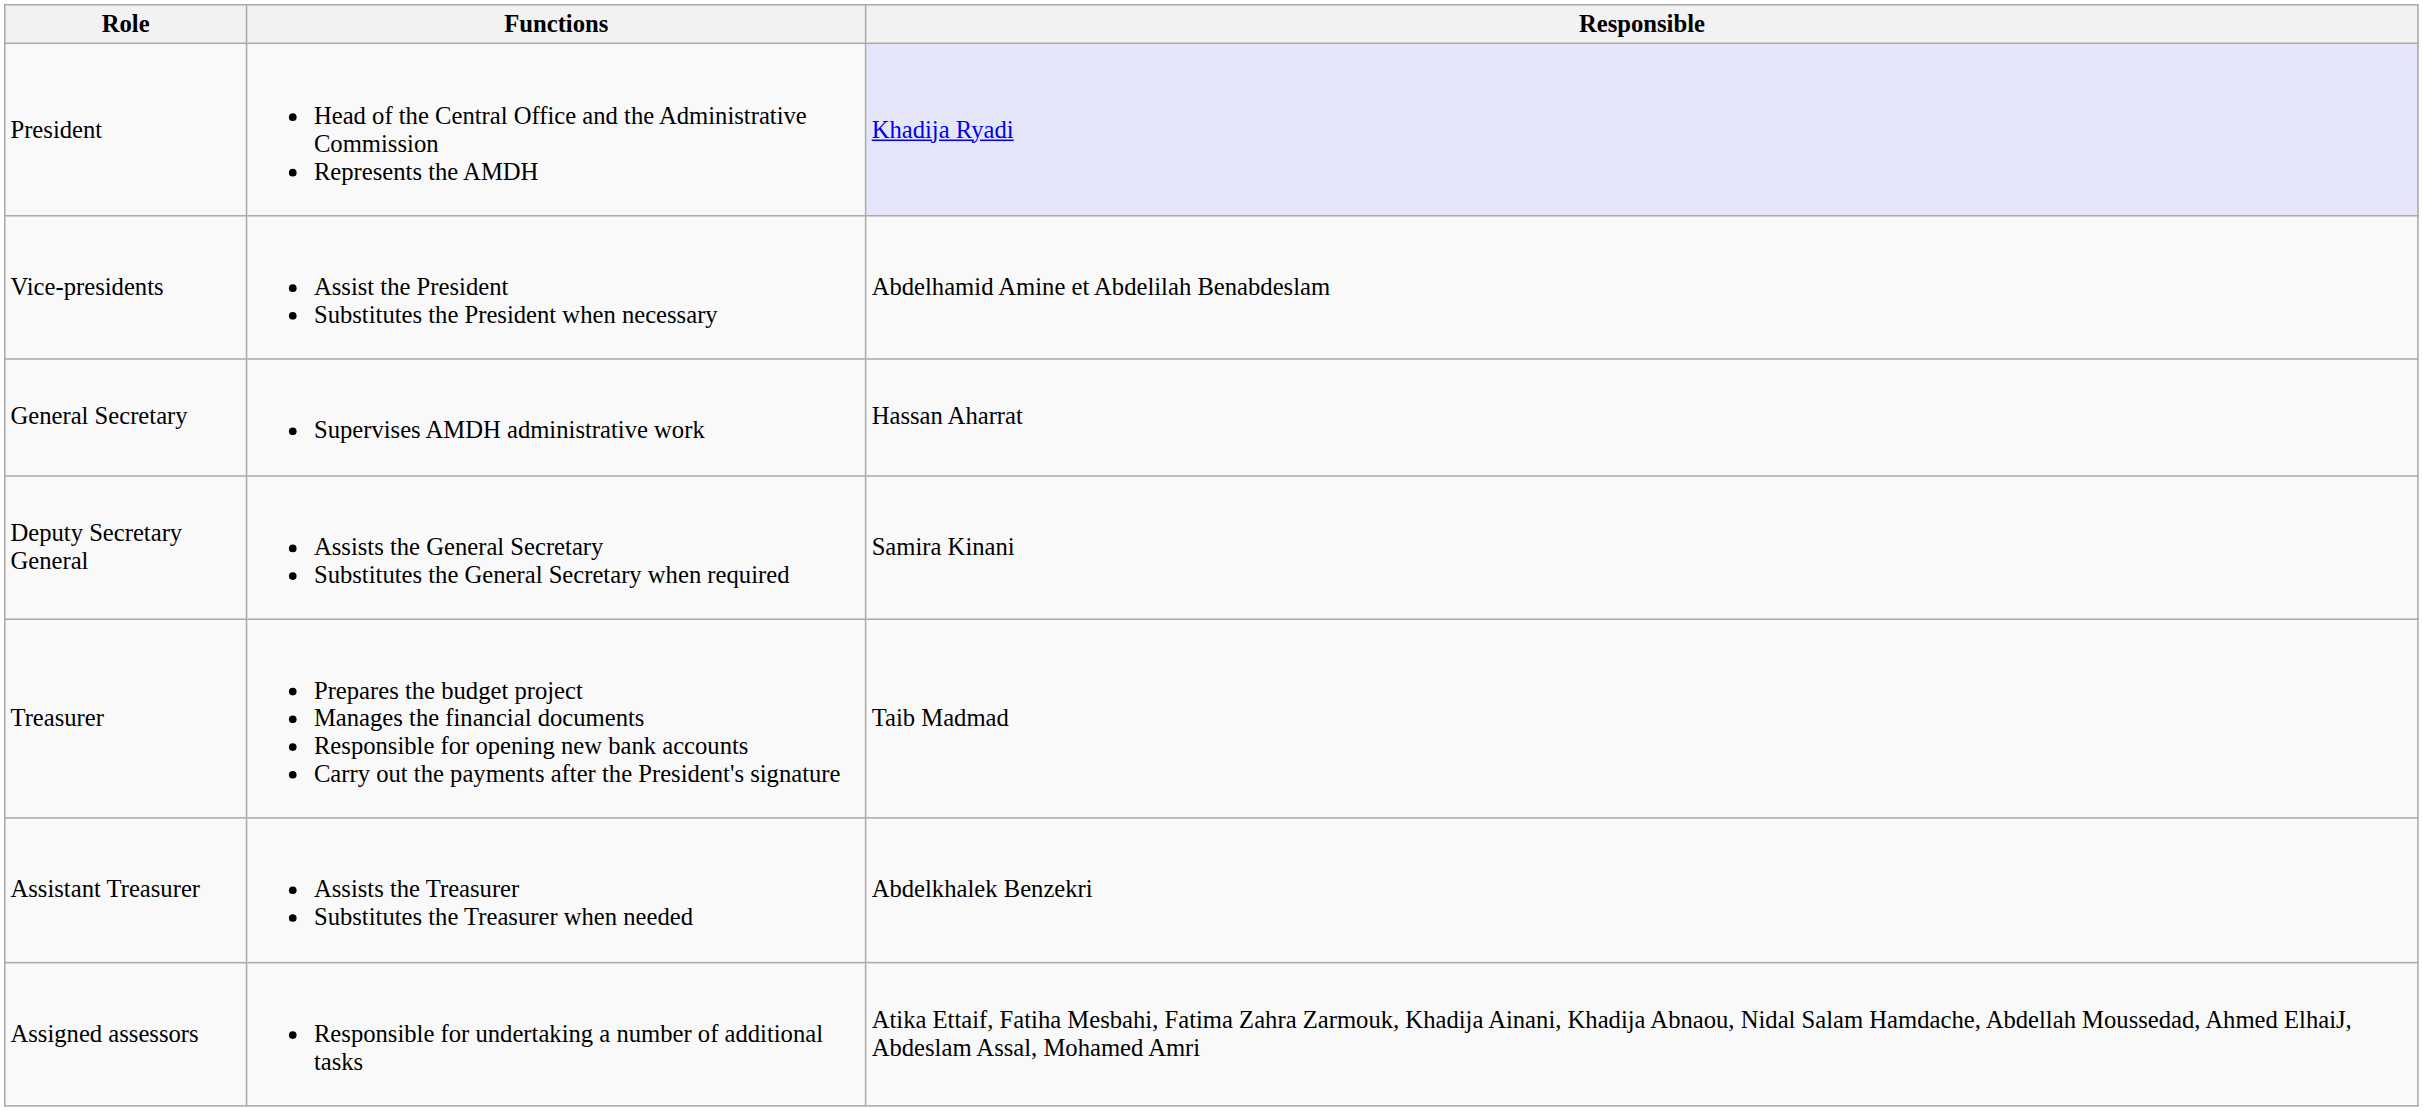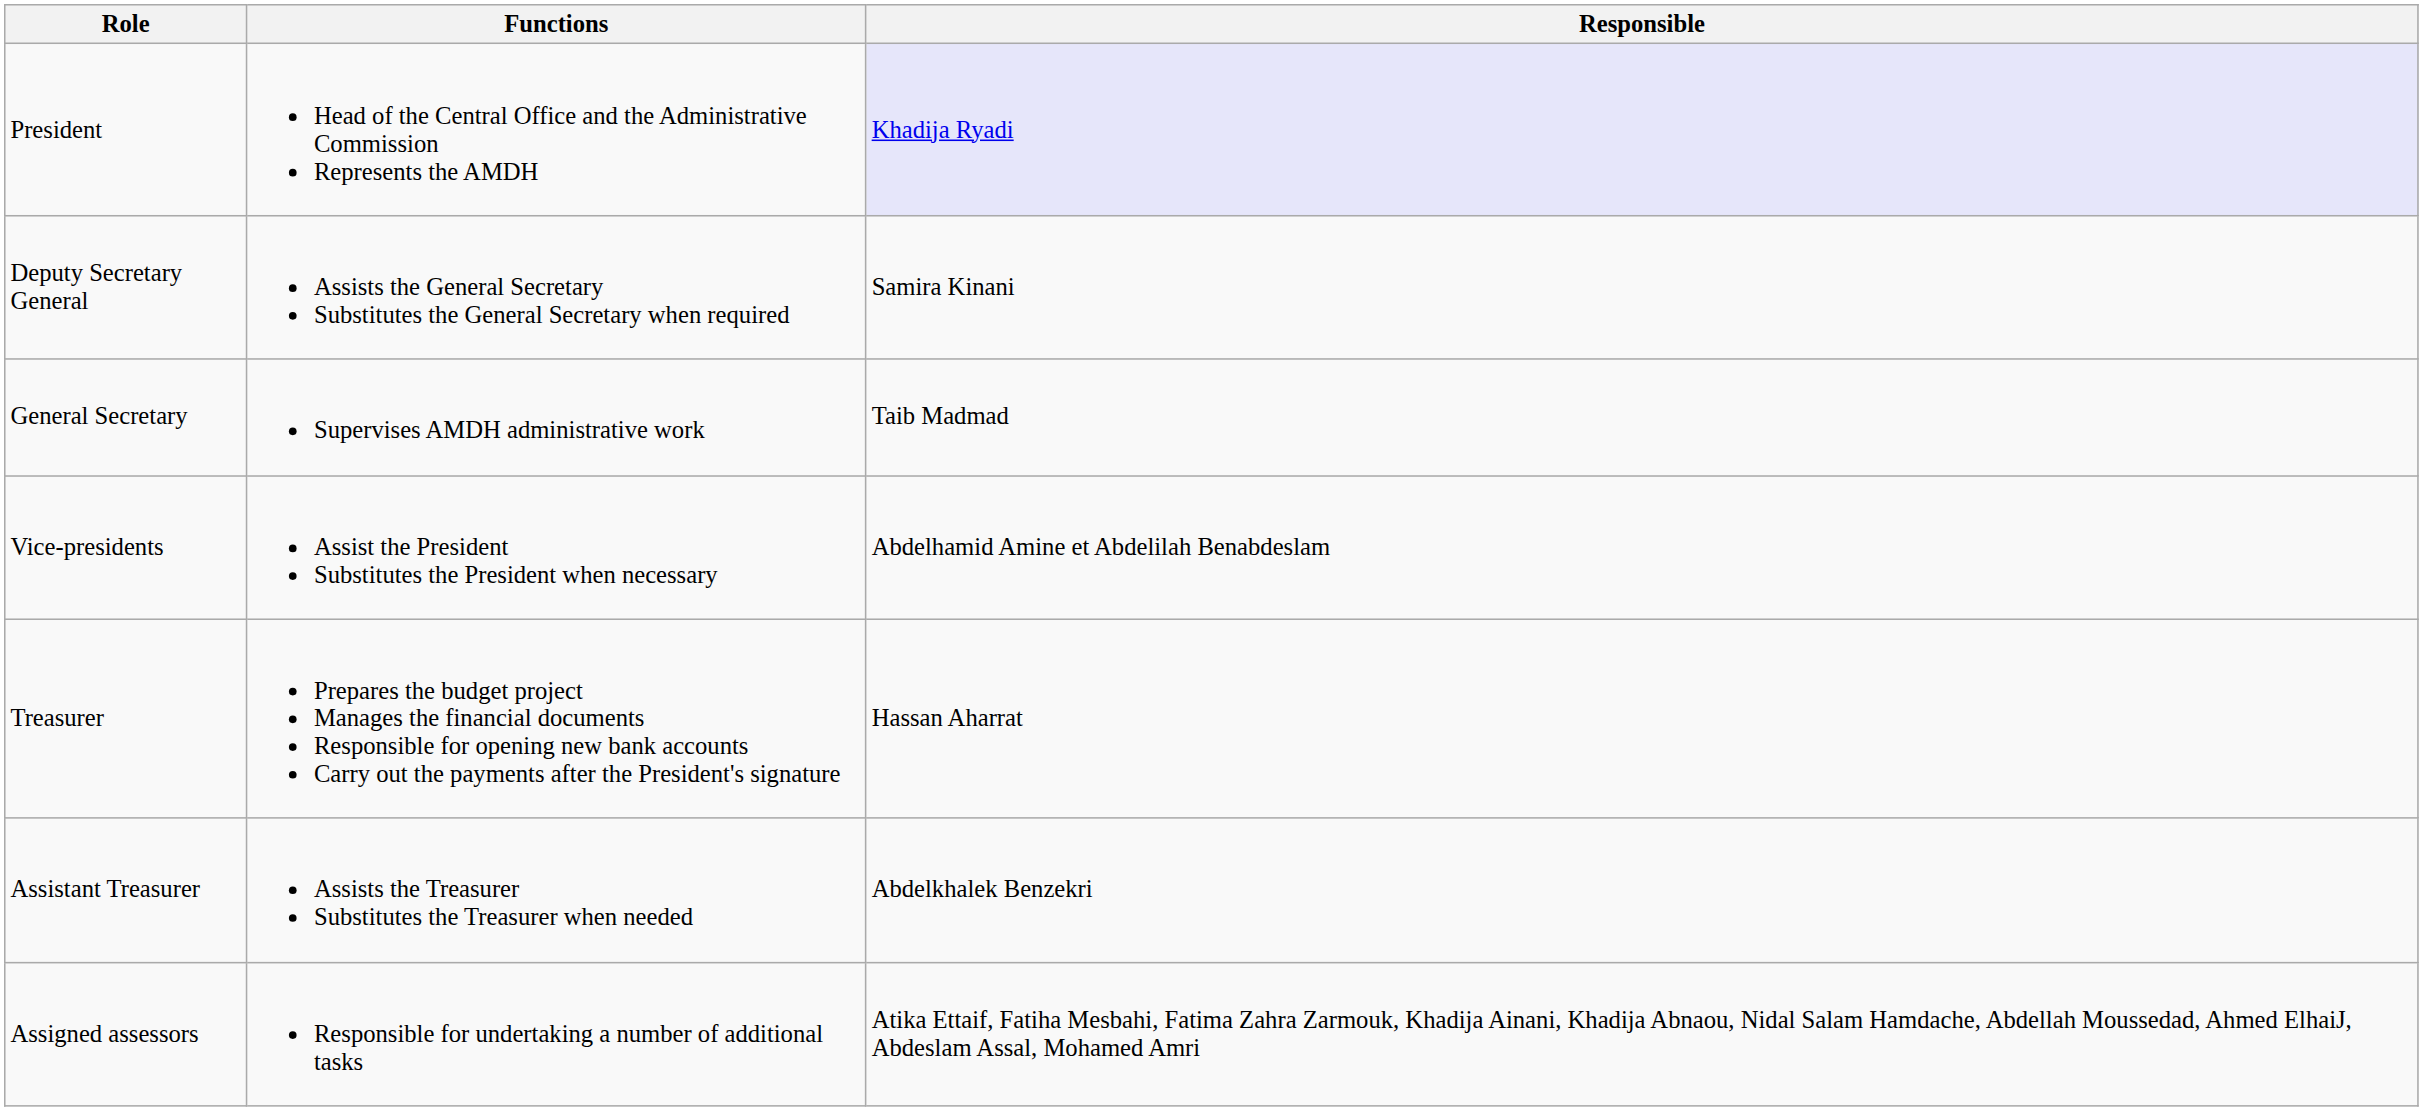rows swapped: (87, 286) <-> (96, 546)
(947, 416) Hassan Aharrat -> (940, 416) Taib Madmad
(940, 718) Taib Madmad -> (947, 718) Hassan Aharrat
